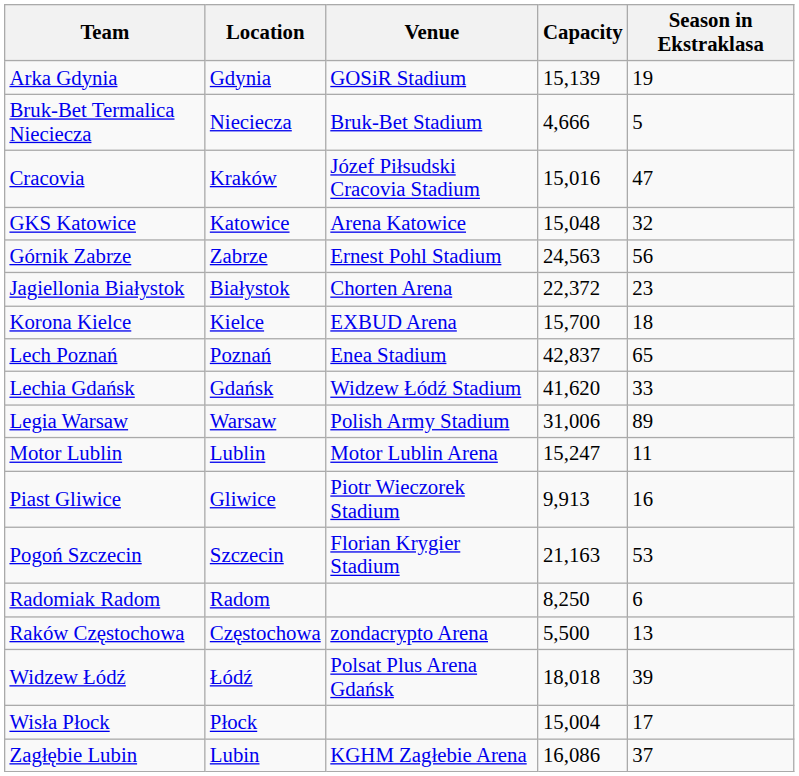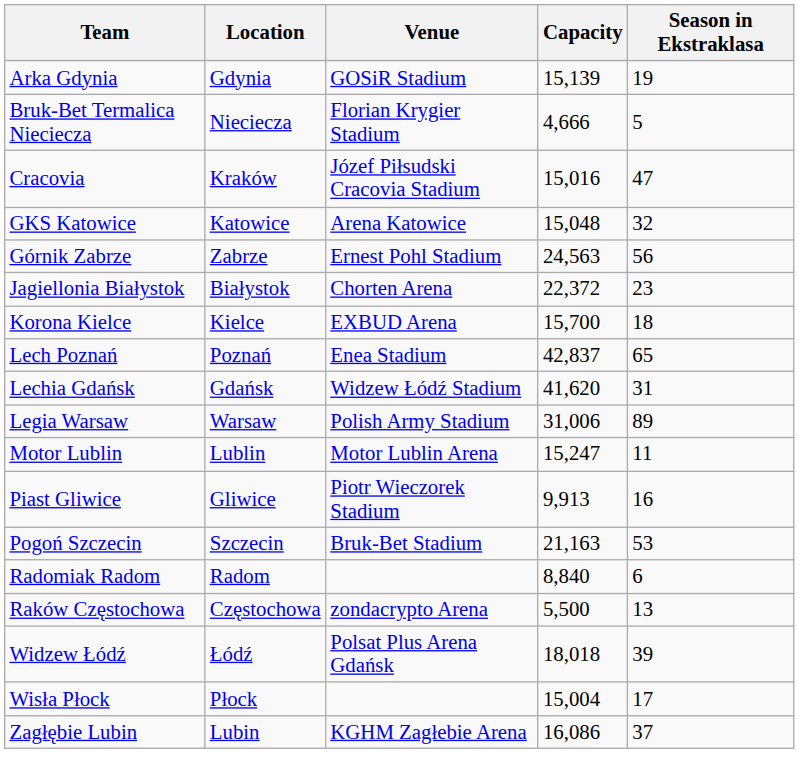(406, 122) Bruk-Bet Stadium -> (395, 122) Florian Krygier Stadium
(643, 388) 33 -> (643, 388) 31
(395, 555) Florian Krygier Stadium -> (406, 543) Bruk-Bet Stadium
(566, 599) 8,250 -> (566, 576) 8,840
